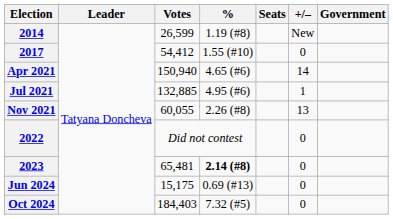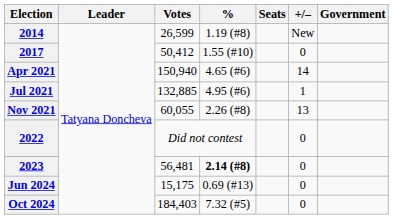(177, 52) 54,412 -> (177, 52) 50,412
(177, 166) 65,481 -> (177, 166) 56,481
